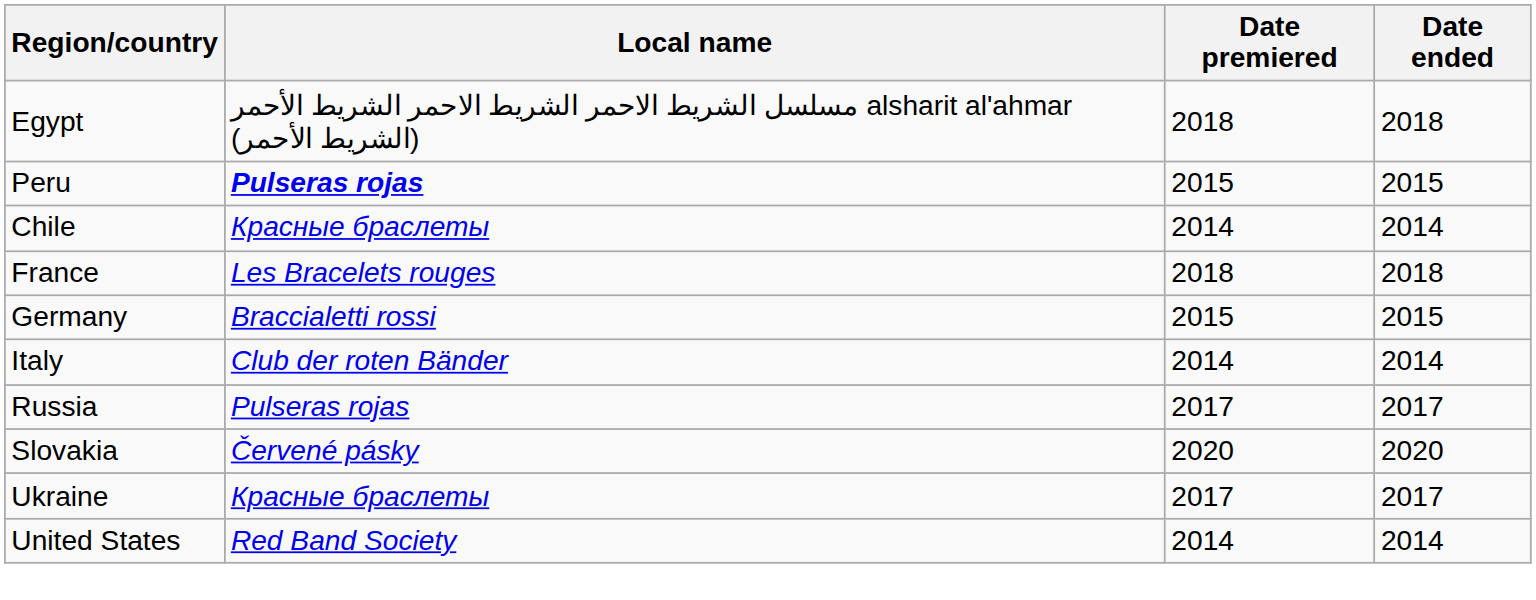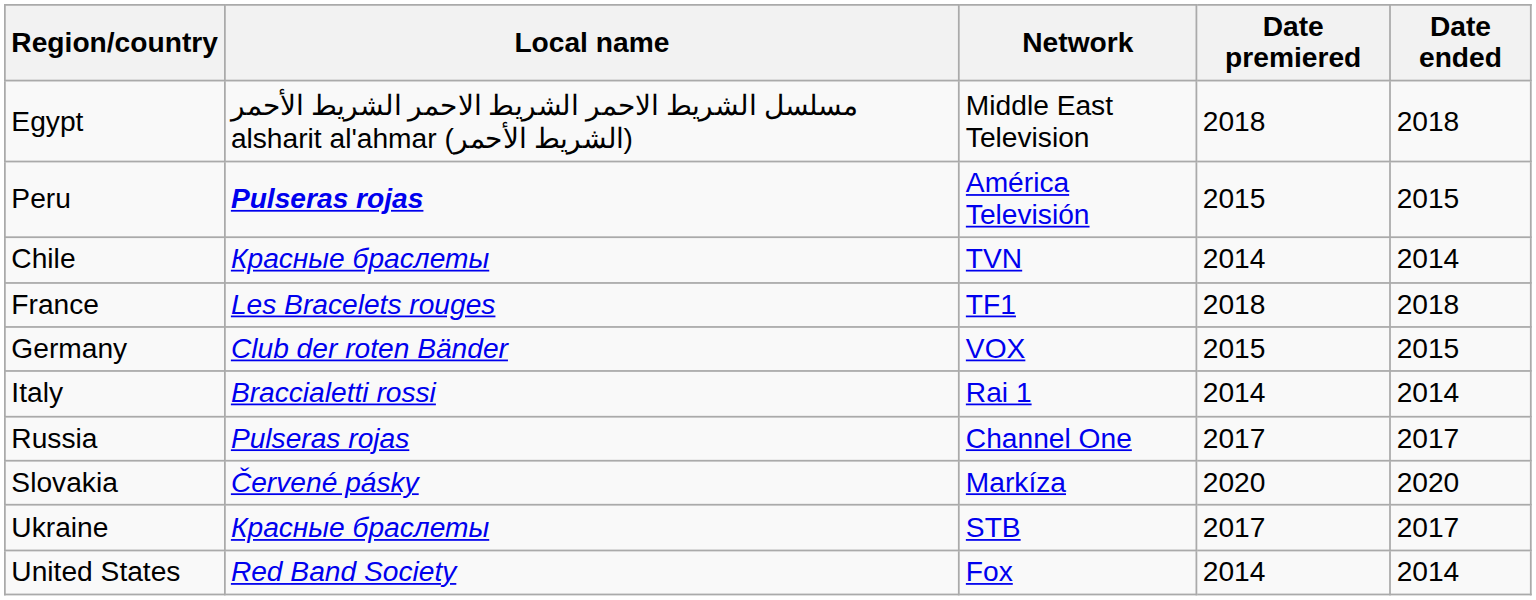+ column: (1078, 42)
(333, 317) Braccialetti rossi -> (369, 348) Club der roten Bänder
(369, 361) Club der roten Bänder -> (333, 393) Braccialetti rossi
